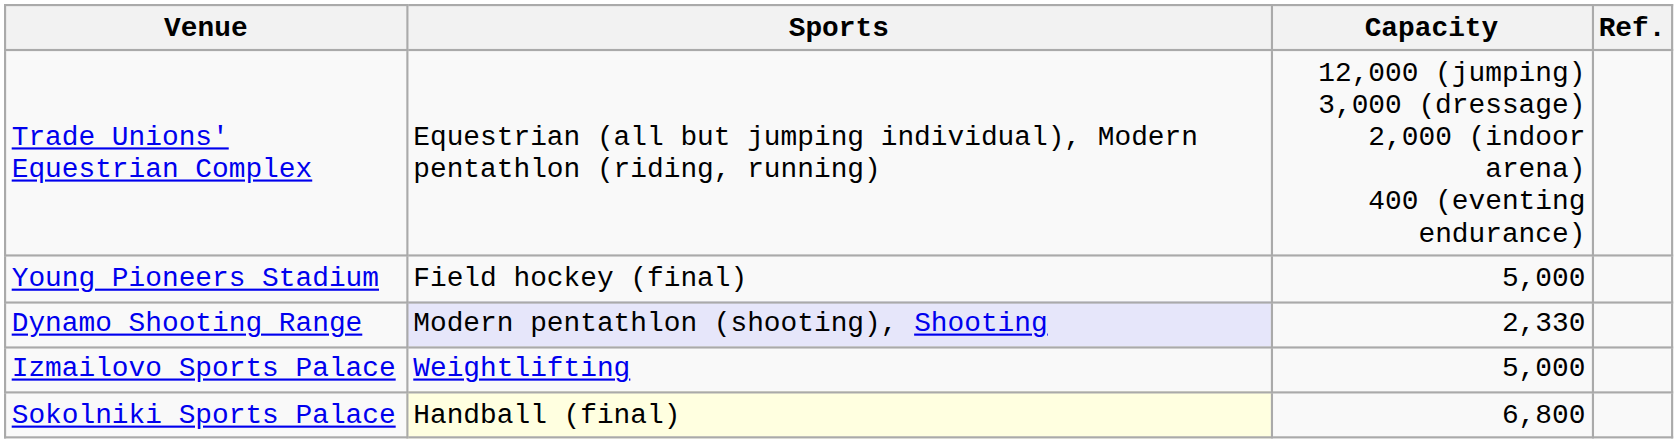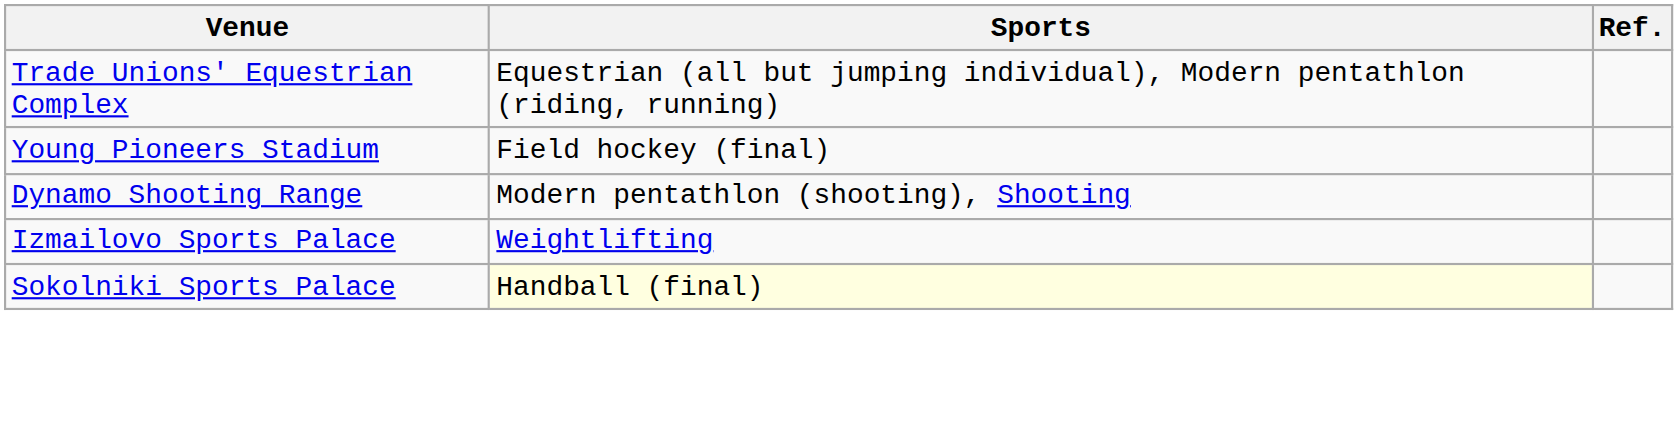- column: (1431, 28)
(730, 324) lavender background -> (814, 196) no background
